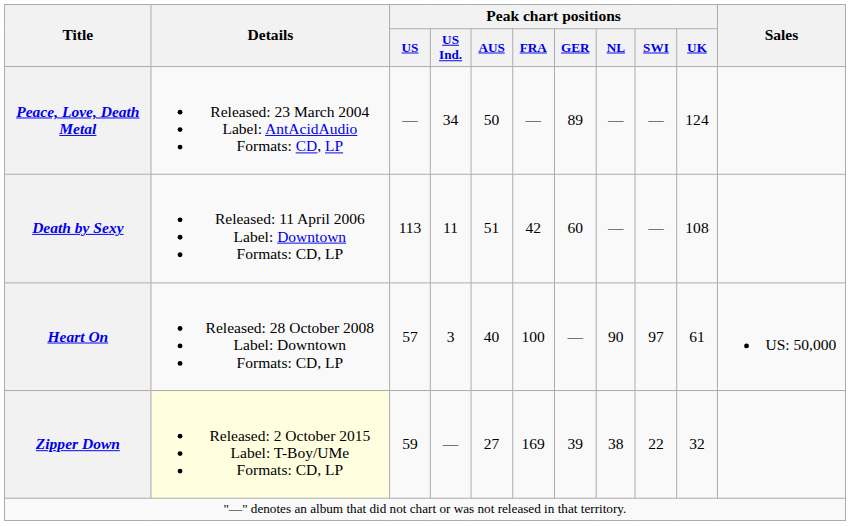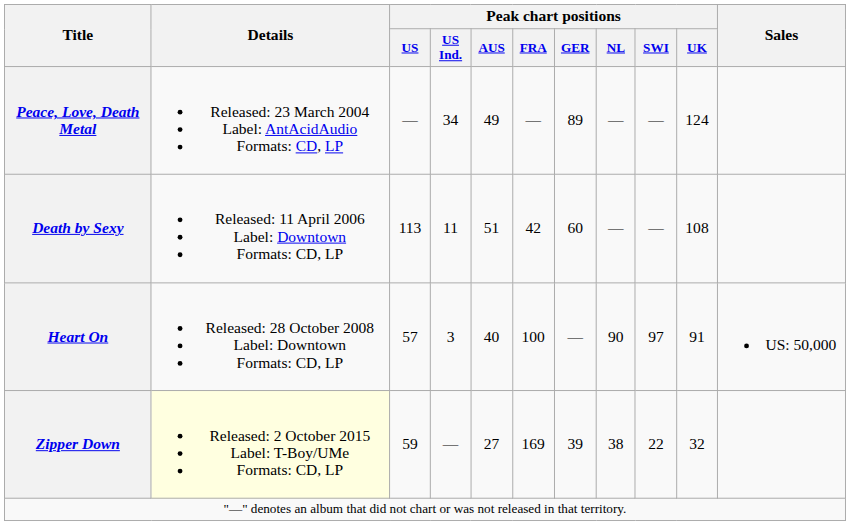(492, 120) 50 -> (492, 120) 49
(697, 336) 61 -> (697, 336) 91
